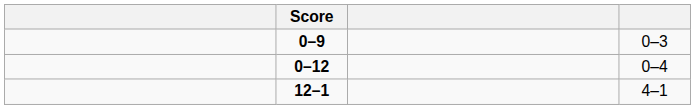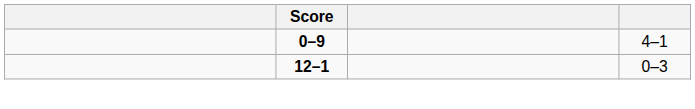(655, 41) 0–3 -> (655, 41) 4–1
- row: (312, 66)
(655, 91) 4–1 -> (655, 66) 0–3
